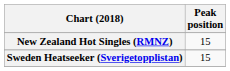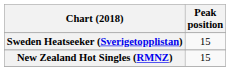rows swapped: (95, 41) <-> (95, 58)
